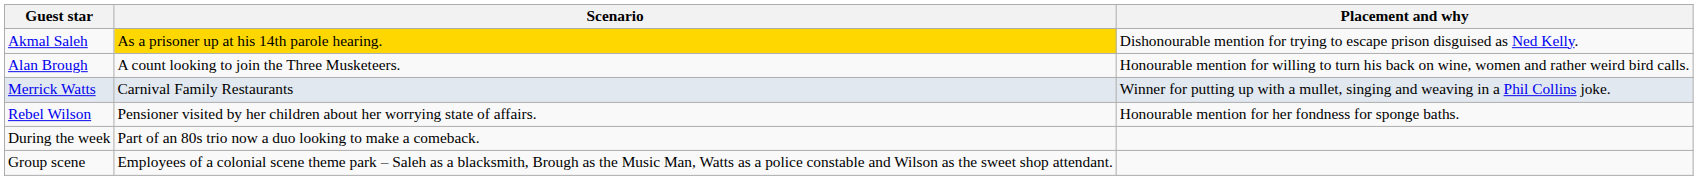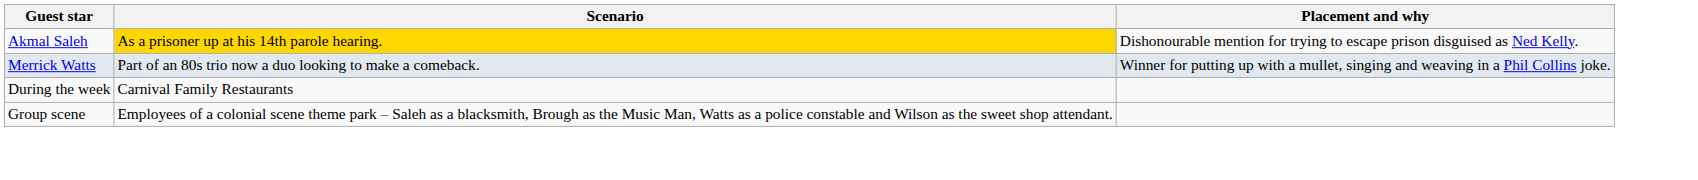- row: (48, 65)
(205, 89) Carnival Family Restaurants -> (299, 65) Part of an 80s trio now a duo looking to make a comeback.
- row: (50, 114)
(299, 138) Part of an 80s trio now a duo looking to make a comeback. -> (205, 89) Carnival Family Restaurants
